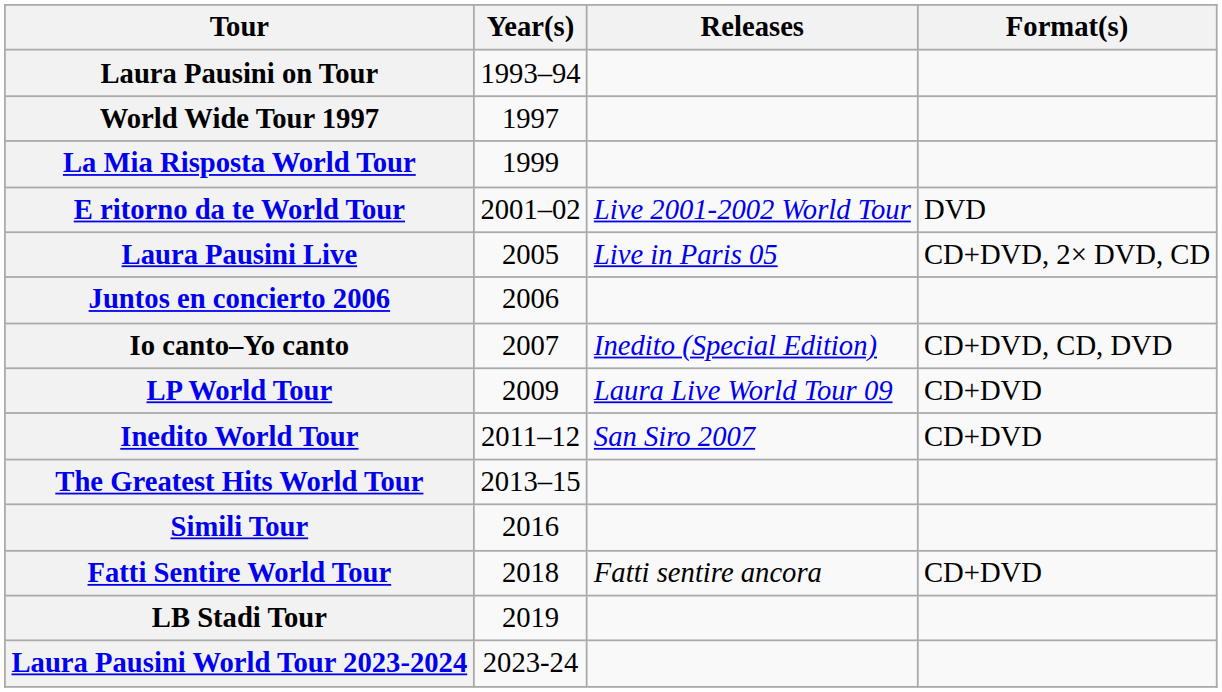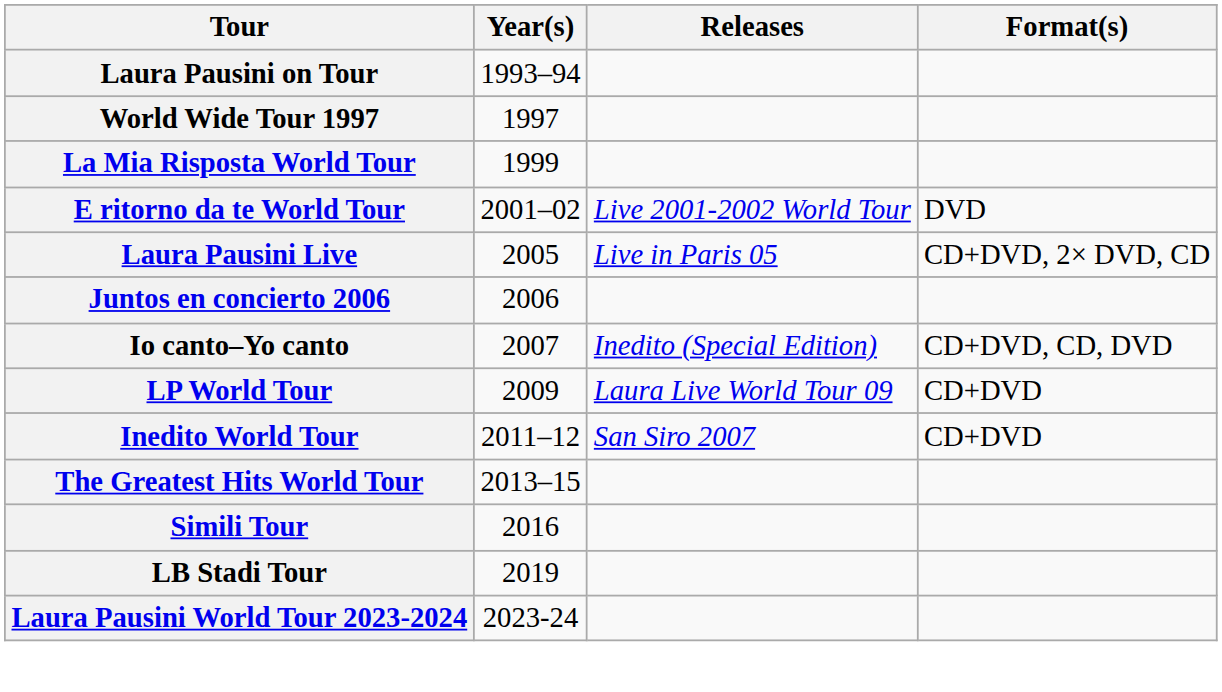- row: (239, 572)
